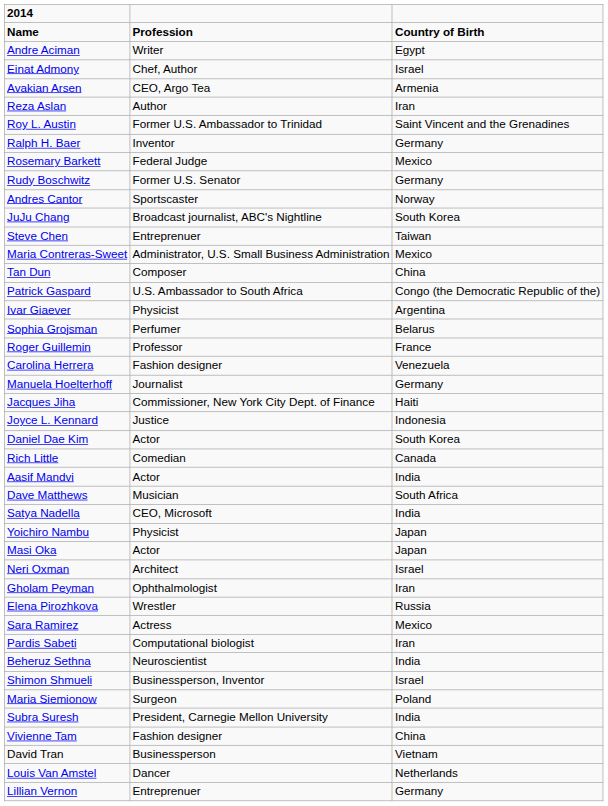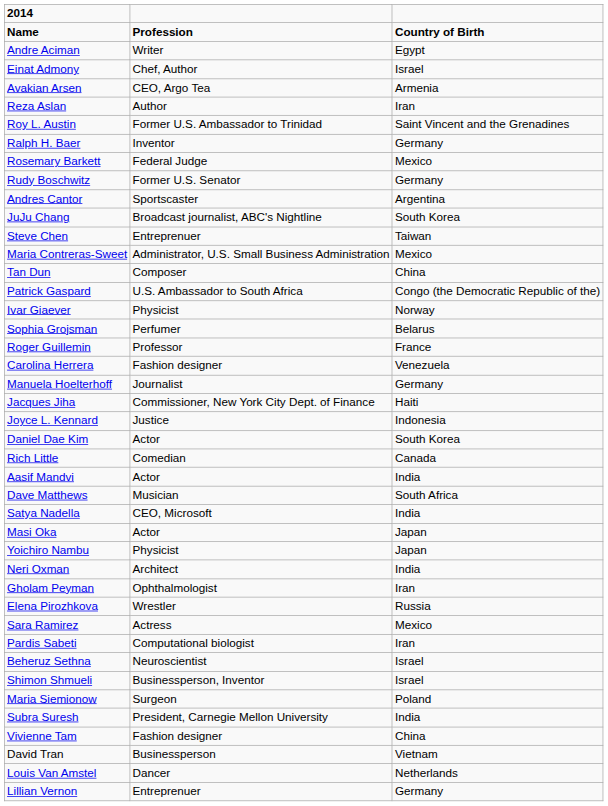(415, 198) Norway -> (420, 198) Argentina
(420, 310) Argentina -> (415, 310) Norway
rows swapped: (48, 532) <-> (32, 550)
(409, 569) Israel -> (408, 569) India
(408, 662) India -> (409, 662) Israel
